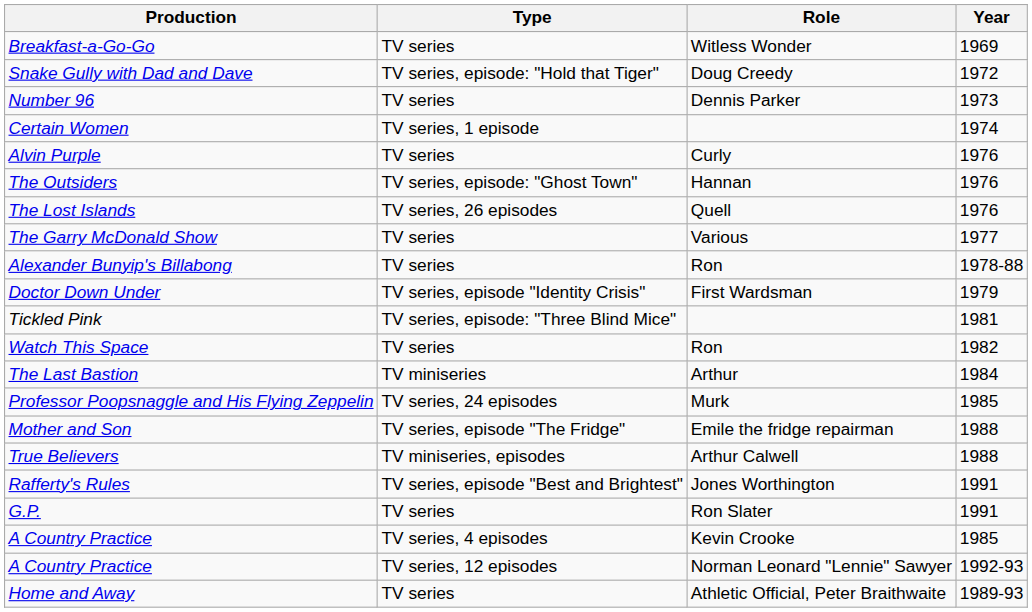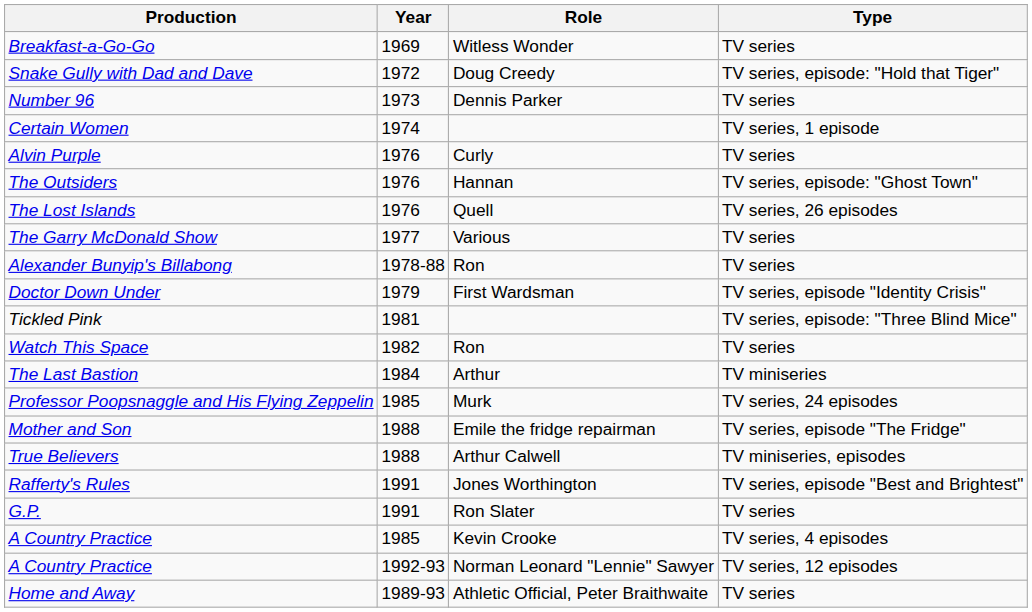columns swapped: (992, 18) <-> (532, 18)
